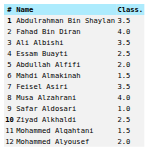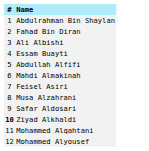- column: (130, 9)
(10, 20) bold -> (10, 20) normal
